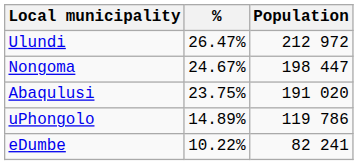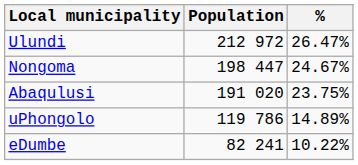columns swapped: (301, 18) <-> (217, 18)
